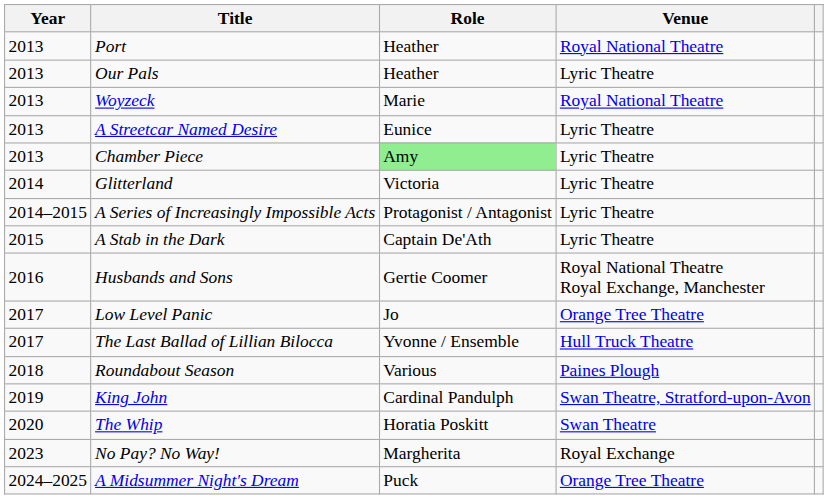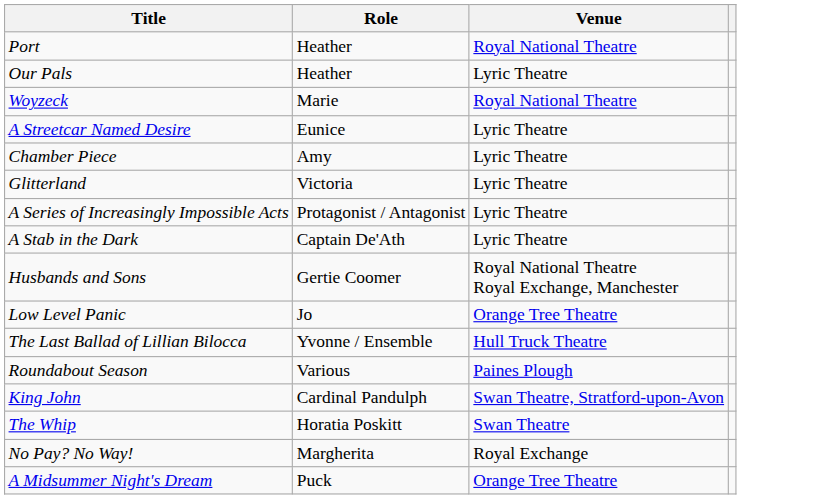- column: (48, 18)
(401, 156) lightgreen background -> (314, 156) no background
